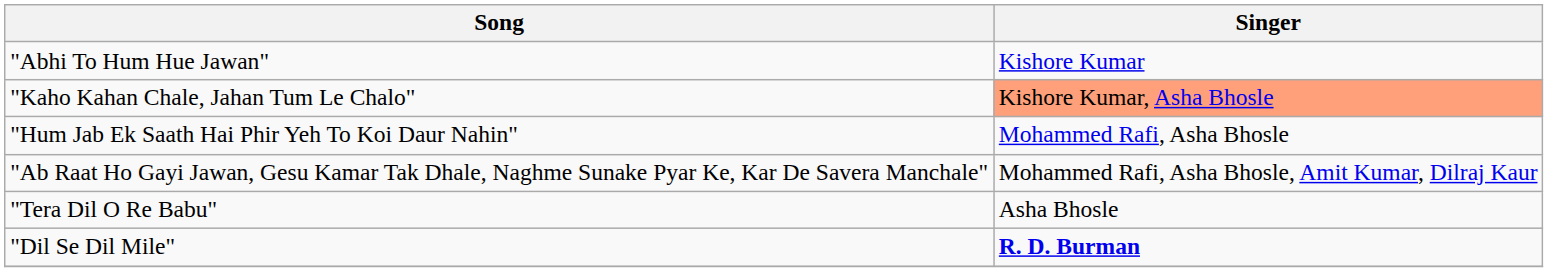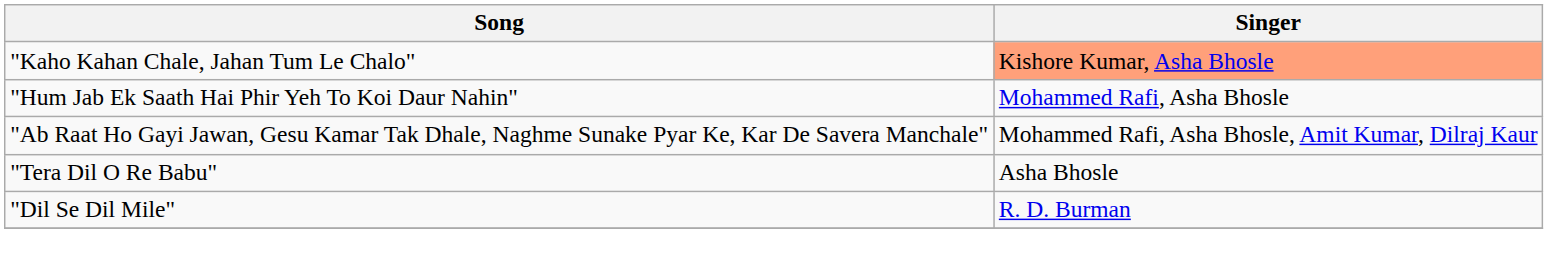- row: (140, 60)
(1069, 246) bold -> (1065, 209) normal
